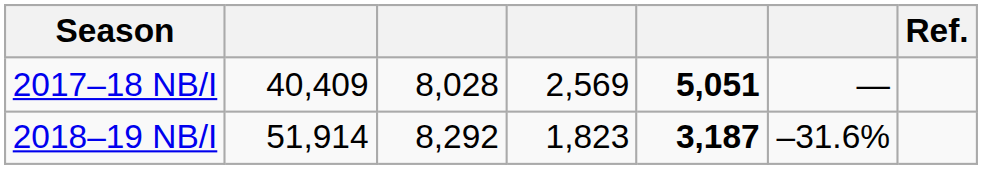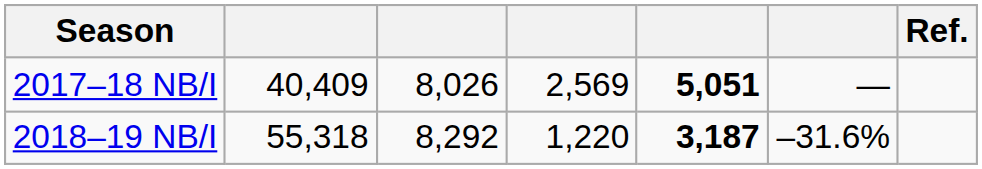(457, 84) 8,028 -> (457, 84) 8,026
(317, 137) 51,914 -> (317, 137) 55,318
(587, 137) 1,823 -> (587, 137) 1,220
